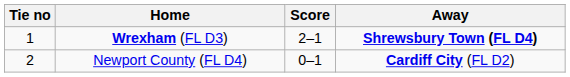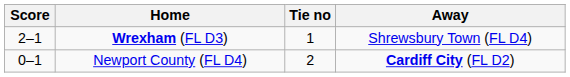columns swapped: (30, 15) <-> (310, 15)
(450, 38) bold -> (450, 38) normal
